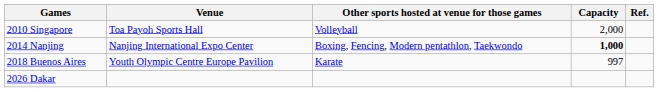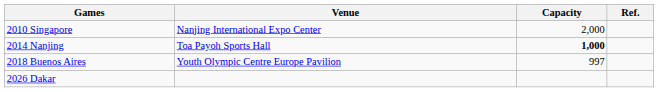- column: (442, 12)
(156, 29) Toa Payoh Sports Hall -> (249, 29) Nanjing International Expo Center
(181, 45) Nanjing International Expo Center -> (224, 45) Toa Payoh Sports Hall
